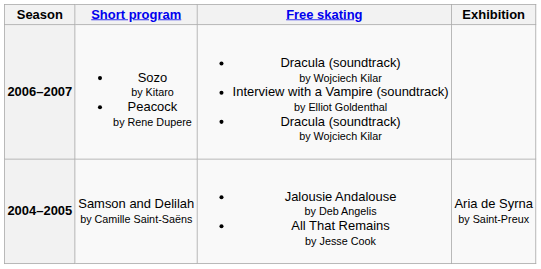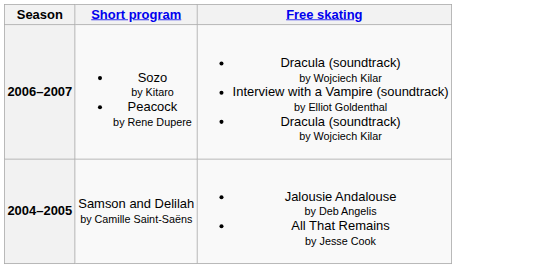- column: (494, 14)
